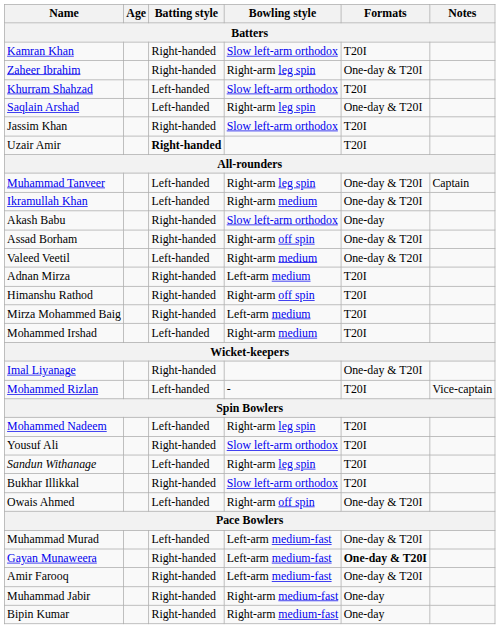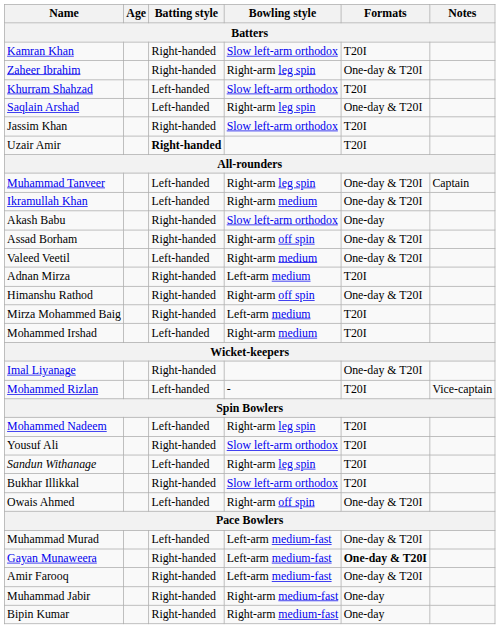(355, 295) T20I -> (383, 295) One-day & T20I
